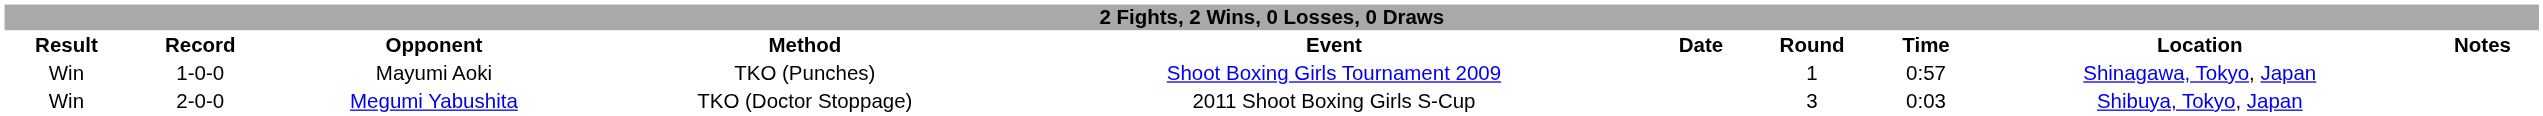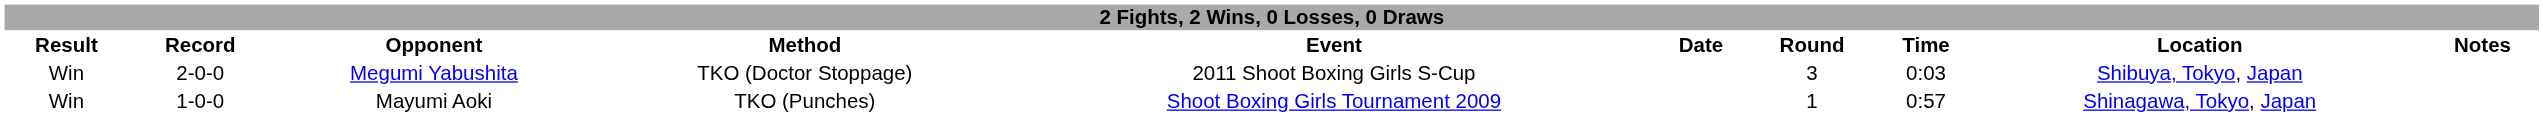rows swapped: (434, 101) <-> (434, 73)
